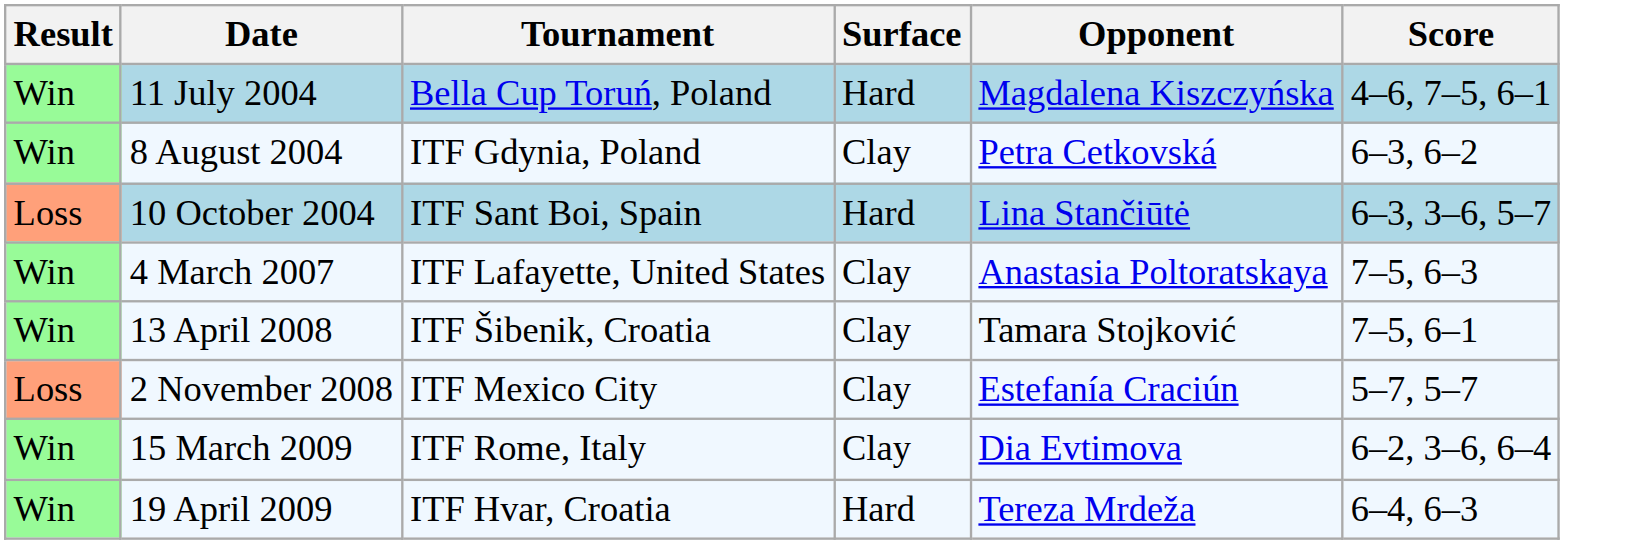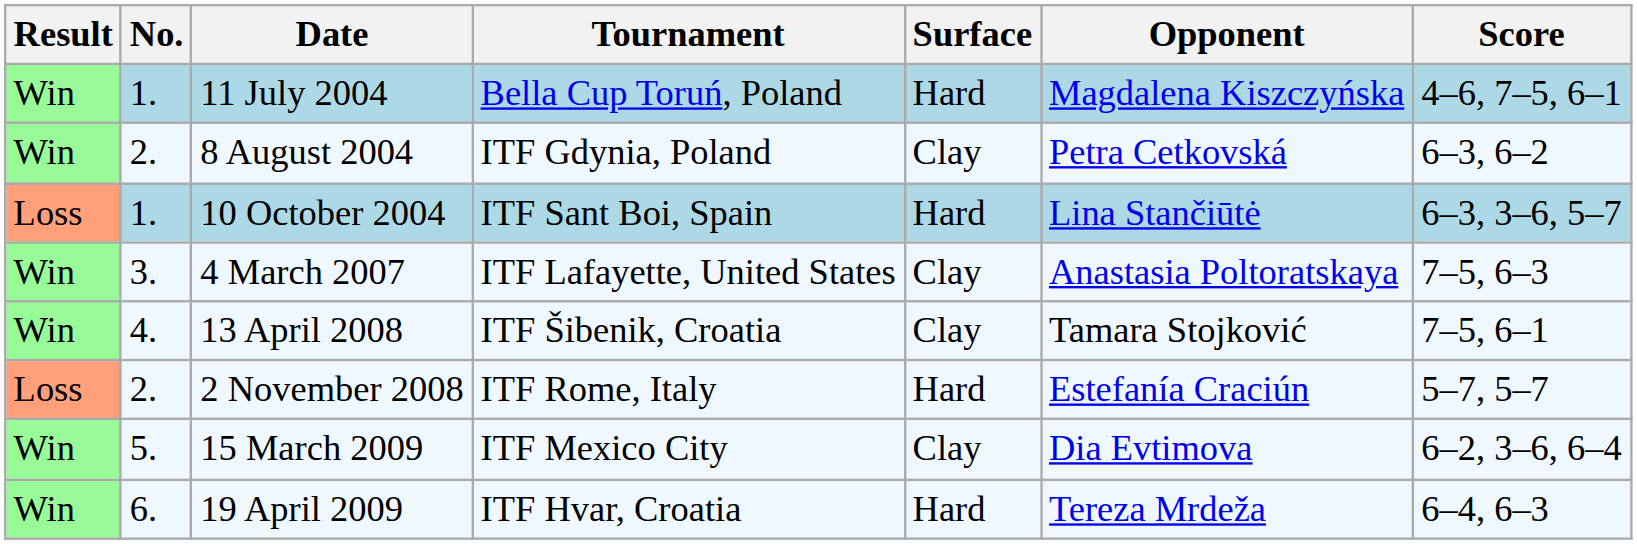+ column: (157, 33)
(534, 388) ITF Mexico City -> (599, 388) ITF Rome, Italy
(876, 388) Clay -> (949, 388) Hard
(528, 447) ITF Rome, Italy -> (604, 447) ITF Mexico City
